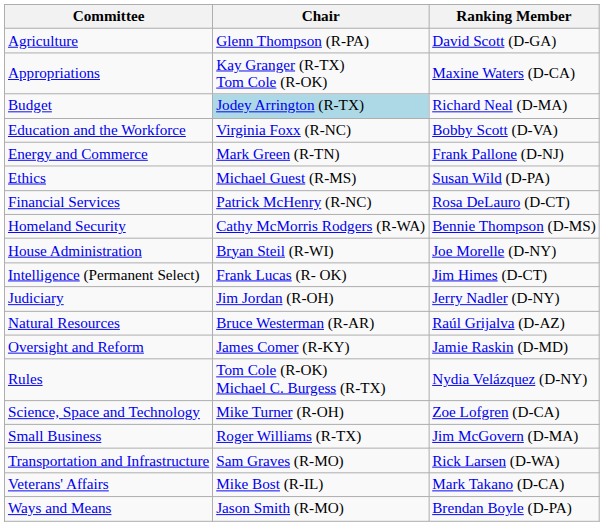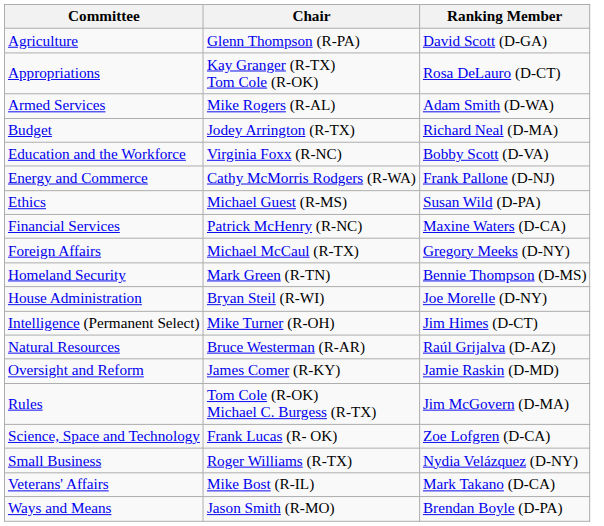(504, 73) Maxine Waters (D-CA) -> (492, 73) Rosa DeLauro (D-CT)
+ row: (57, 105)
(290, 105) lightblue background -> (281, 130) no background
(278, 154) Mark Green (R-TN) -> (311, 178) Cathy McMorris Rodgers (R-WA)
(501, 202) Rosa DeLauro (D-CT) -> (494, 226) Maxine Waters (D-CA)
+ row: (54, 250)
(321, 226) Cathy McMorris Rodgers (R-WA) -> (269, 274) Mark Green (R-TN)
(281, 274) Frank Lucas (R- OK) -> (271, 322) Mike Turner (R-OH)
- row: (36, 298)
(510, 379) Nydia Velázquez (D-NY) -> (496, 403) Jim McGovern (D-MA)
(280, 412) Mike Turner (R-OH) -> (272, 436) Frank Lucas (R- OK)
(505, 436) Jim McGovern (D-MA) -> (500, 460) Nydia Velázquez (D-NY)
- row: (109, 460)
